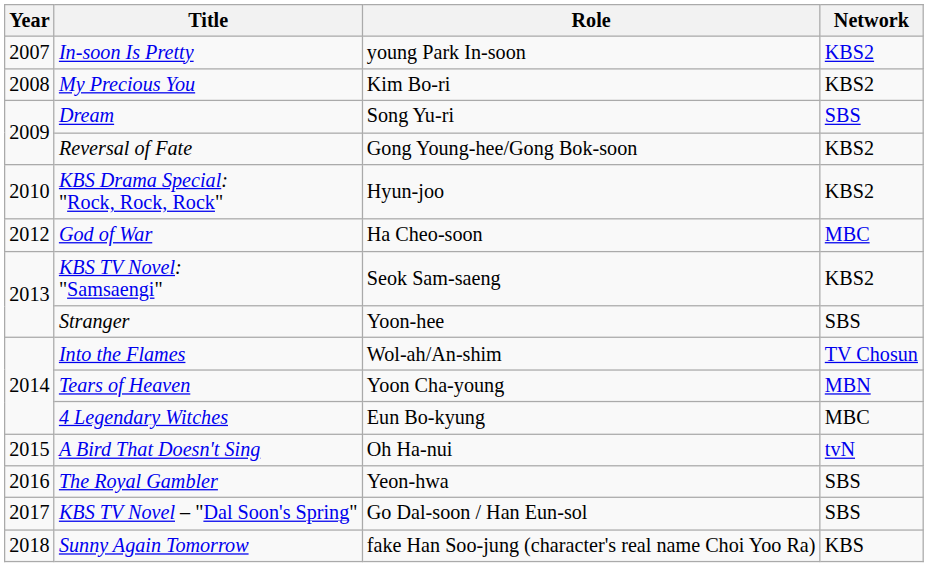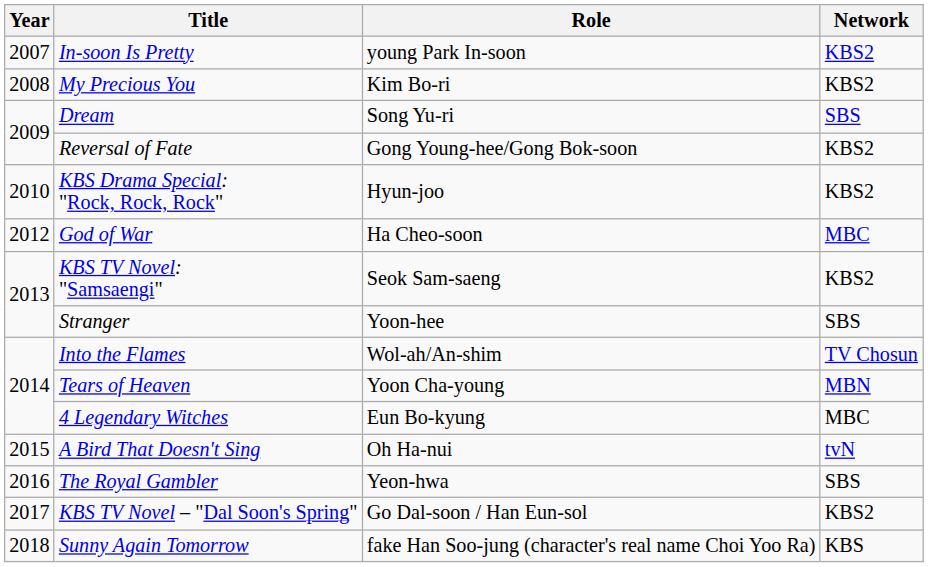(843, 513) SBS -> (849, 513) KBS2
